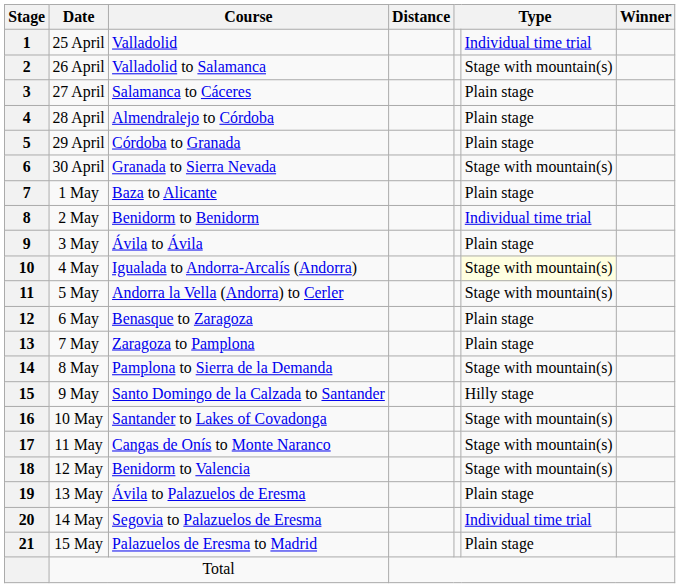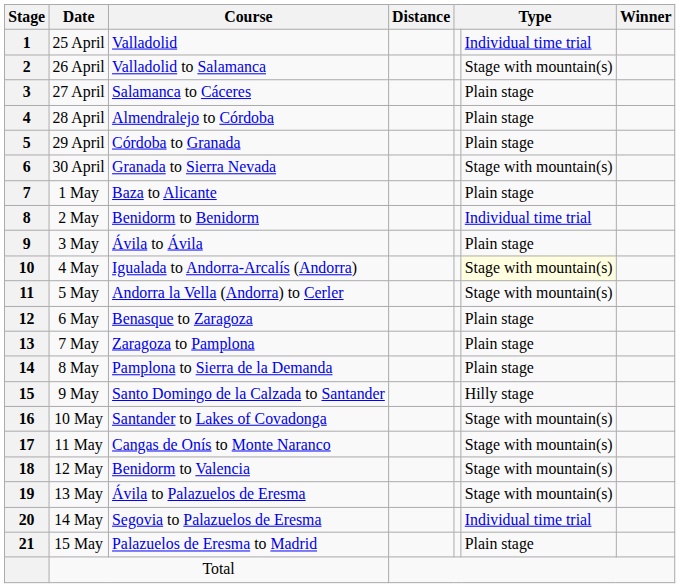(539, 368) Stage with mountain(s) -> (499, 368) Plain stage
(499, 494) Plain stage -> (539, 494) Stage with mountain(s)
